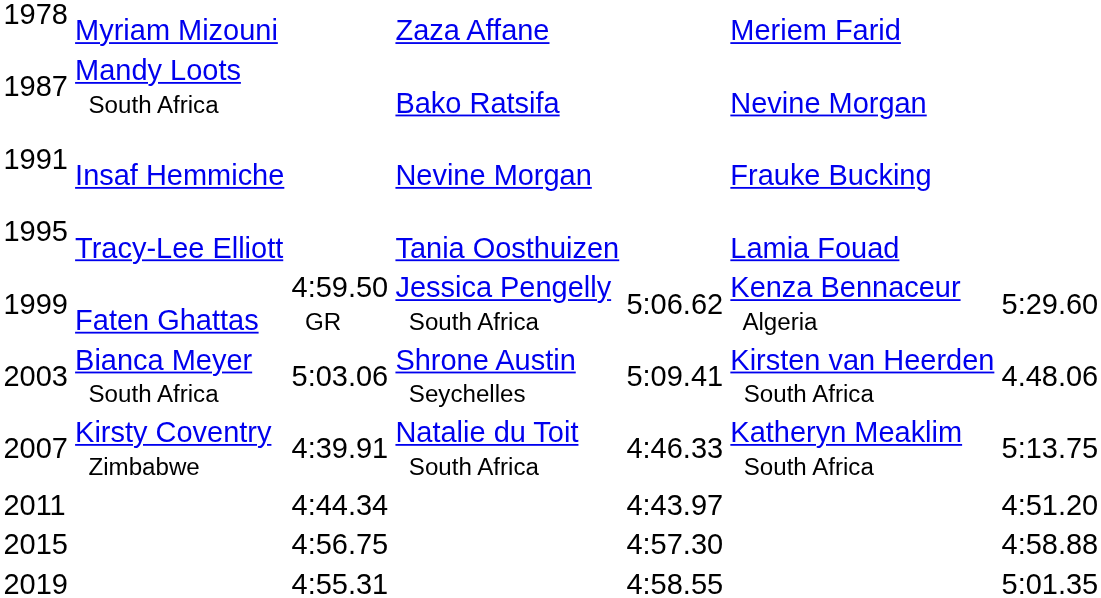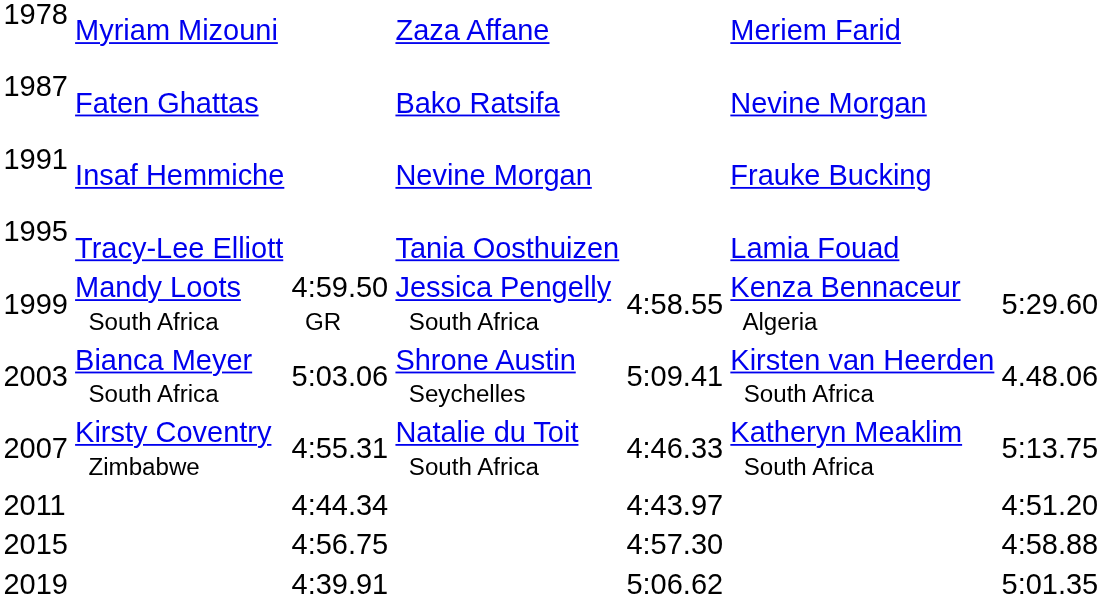(158, 87) Mandy Loots South Africa -> (167, 103) Faten Ghattas
(167, 320) Faten Ghattas -> (158, 304) Mandy Loots South Africa
(675, 304) 5:06.62 -> (675, 304) 4:58.55
(340, 449) 4:39.91 -> (340, 449) 4:55.31
(340, 584) 4:55.31 -> (340, 584) 4:39.91
(675, 584) 4:58.55 -> (675, 584) 5:06.62
